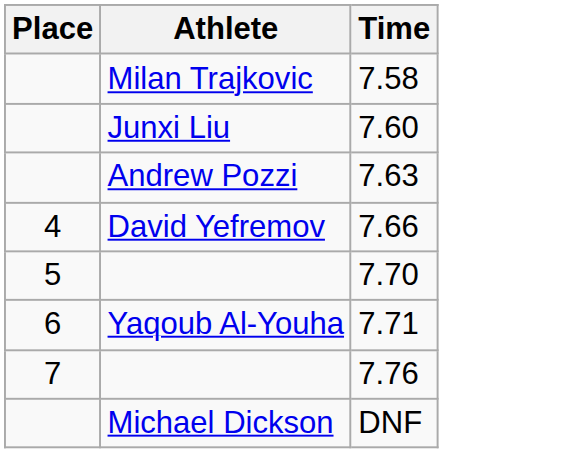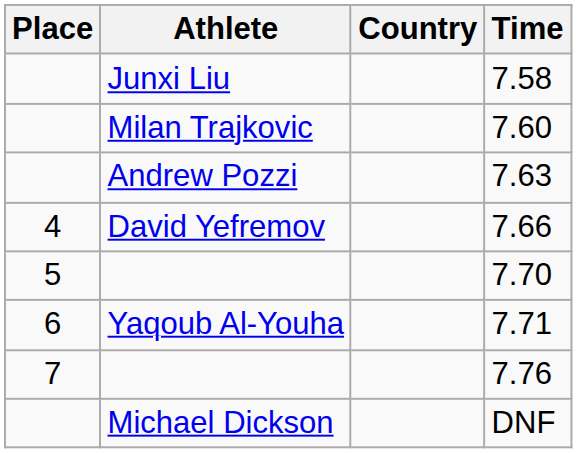+ column: (418, 29)
(210, 78) Milan Trajkovic -> (169, 78) Junxi Liu
(169, 127) Junxi Liu -> (210, 127) Milan Trajkovic
